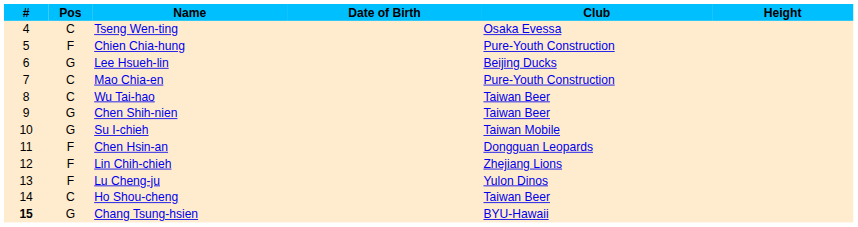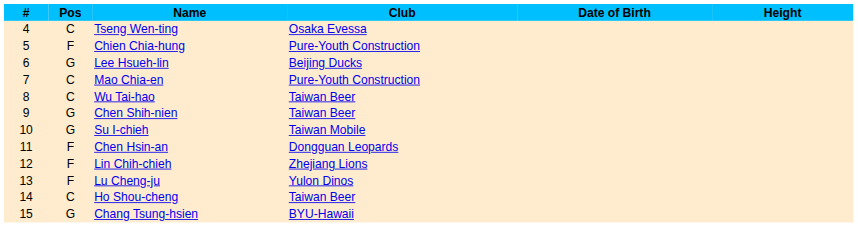columns swapped: (597, 12) <-> (384, 12)
(26, 214) bold -> (26, 214) normal
